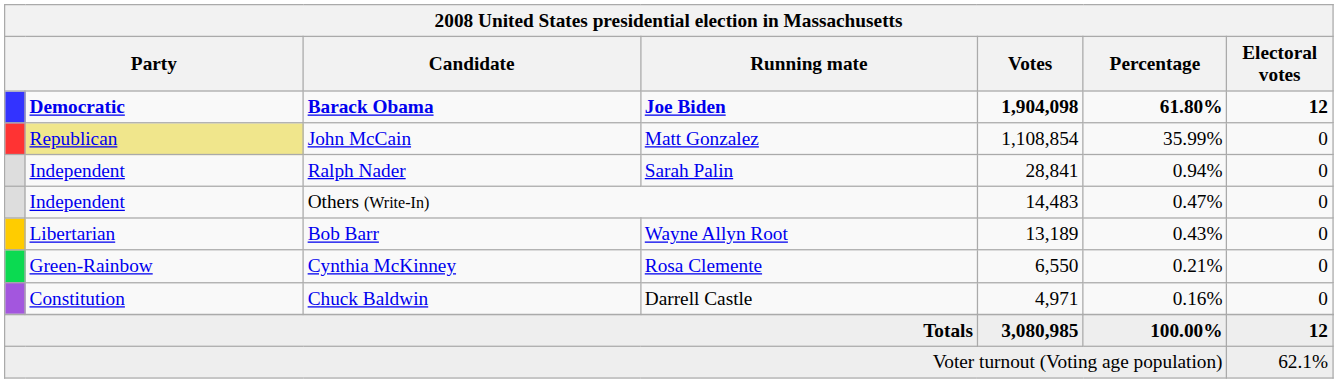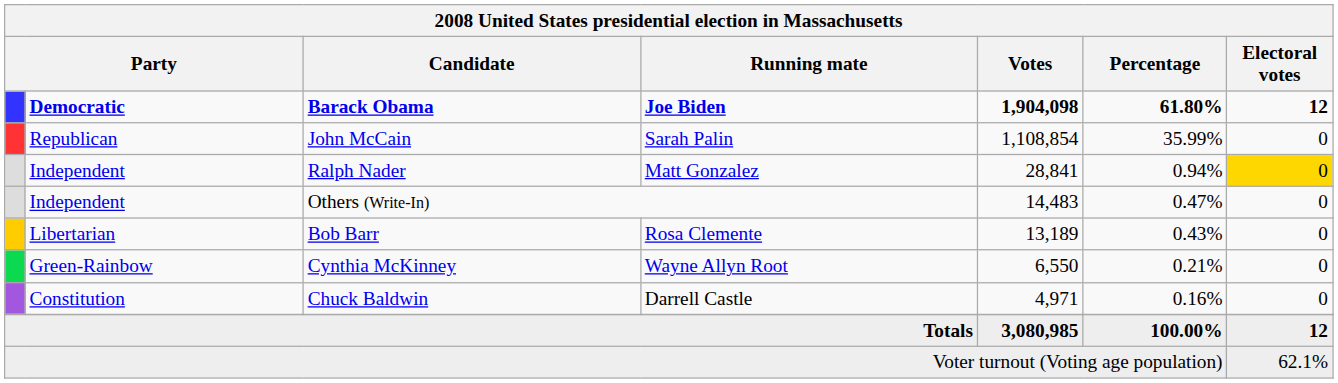(73, 138) khaki background -> (73, 138) no background
(702, 138) Matt Gonzalez -> (689, 138) Sarah Palin
(689, 170) Sarah Palin -> (702, 170) Matt Gonzalez
(1323, 170) no background -> (1323, 170) gold background
(716, 234) Wayne Allyn Root -> (703, 234) Rosa Clemente
(703, 266) Rosa Clemente -> (716, 266) Wayne Allyn Root
